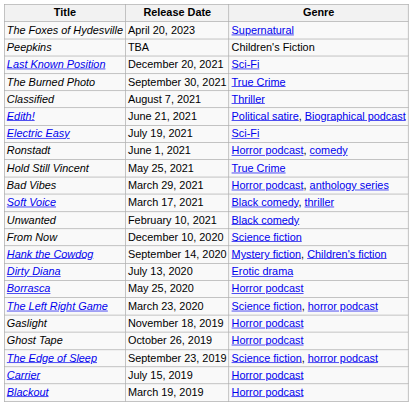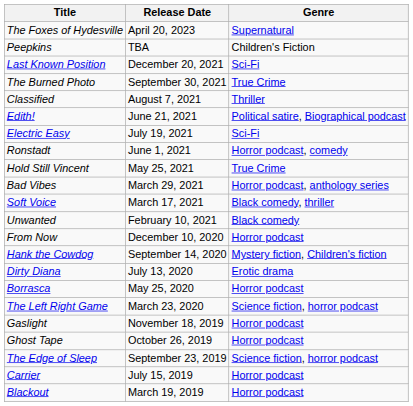(267, 237) Science fiction -> (268, 237) Horror podcast
